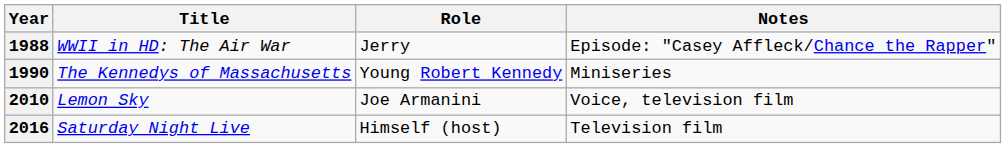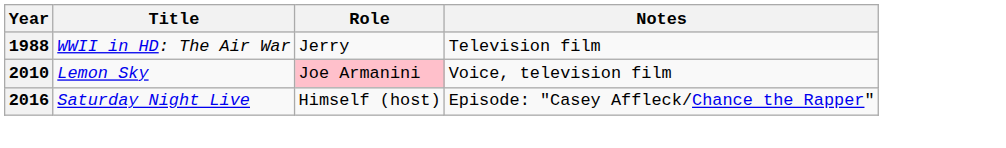(783, 46) Episode: "Casey Affleck/Chance the Rapper" -> (525, 46) Television film
- row: (29, 74)
(420, 101) no background -> (359, 74) pink background
(646, 129) Television film -> (662, 101) Episode: "Casey Affleck/Chance the Rapper"
